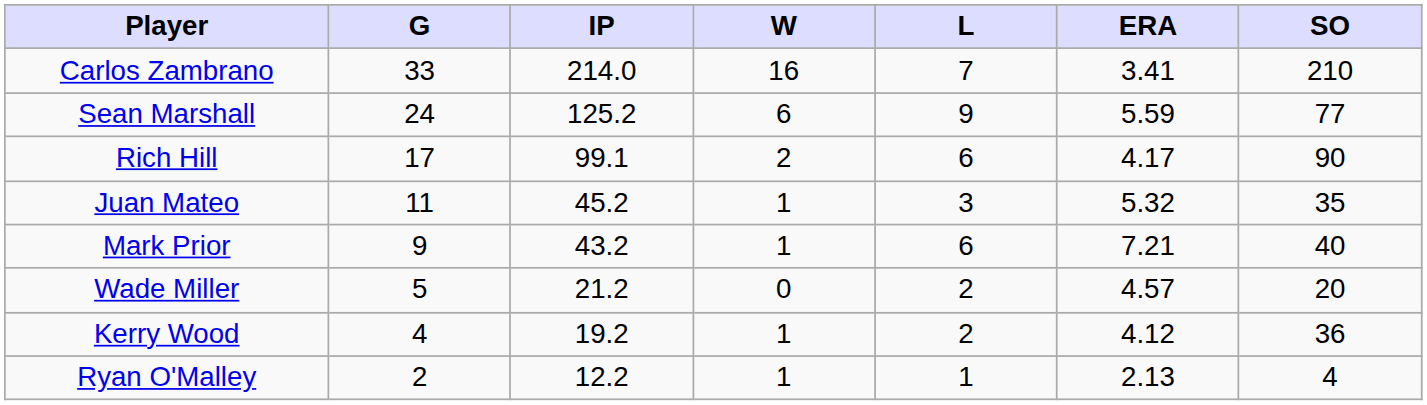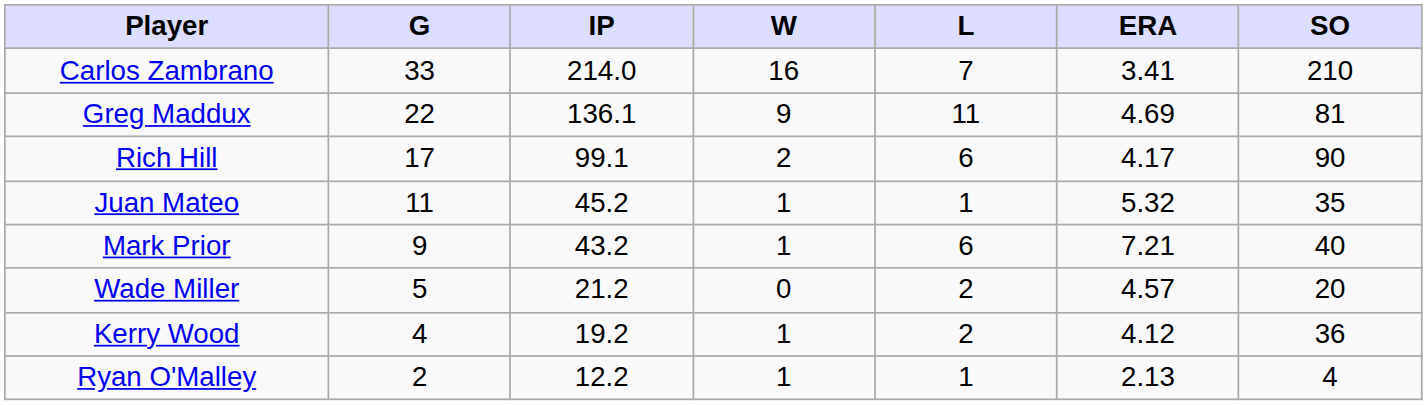+ row: (167, 114)
- row: (167, 114)
(966, 202) 3 -> (966, 202) 1
